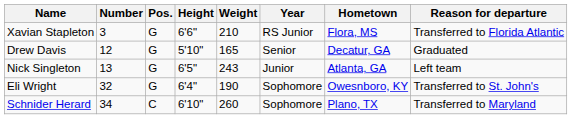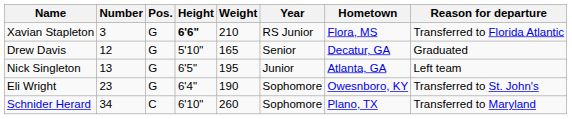(187, 31) normal -> (188, 31) bold
(229, 68) 243 -> (229, 68) 195
(106, 86) 32 -> (106, 86) 23
